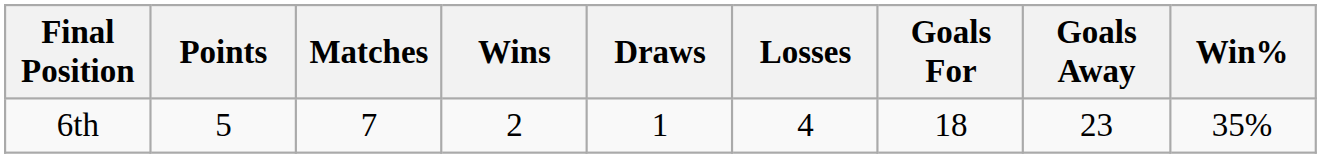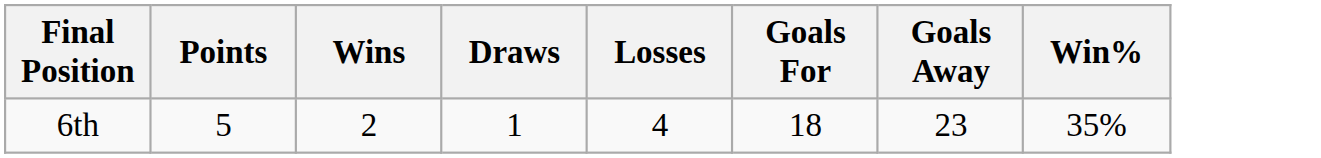- column: (369, 51)
